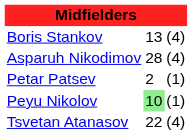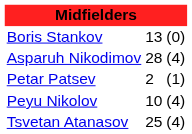(176, 36) (4) -> (176, 36) (0)
(154, 100) lightgreen background -> (154, 100) no background
(176, 100) (1) -> (176, 100) (4)
(154, 122) 22 -> (154, 122) 25
